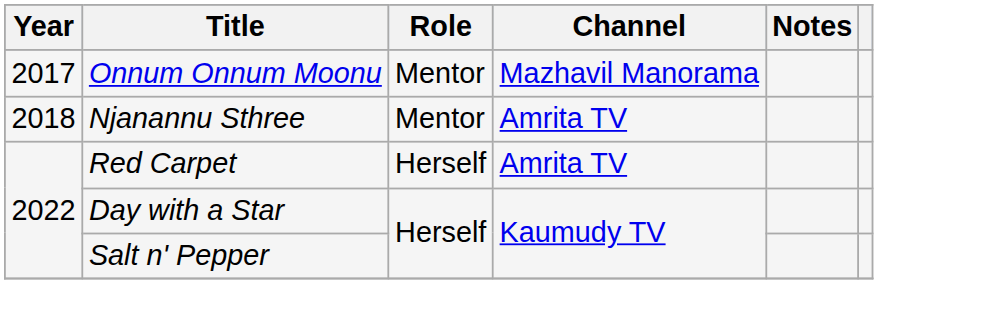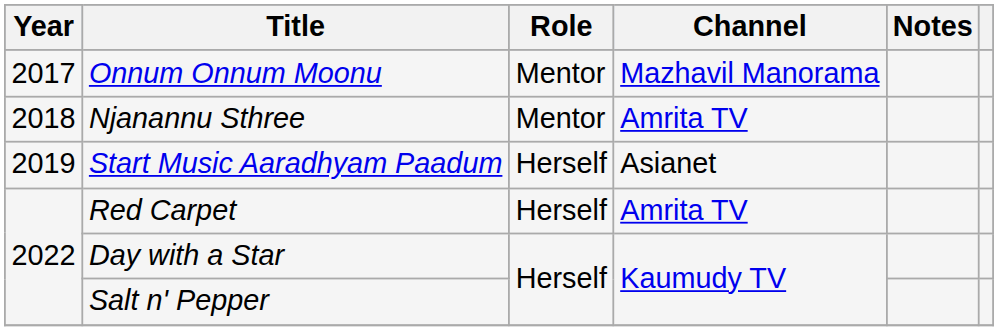+ row: (296, 164)
